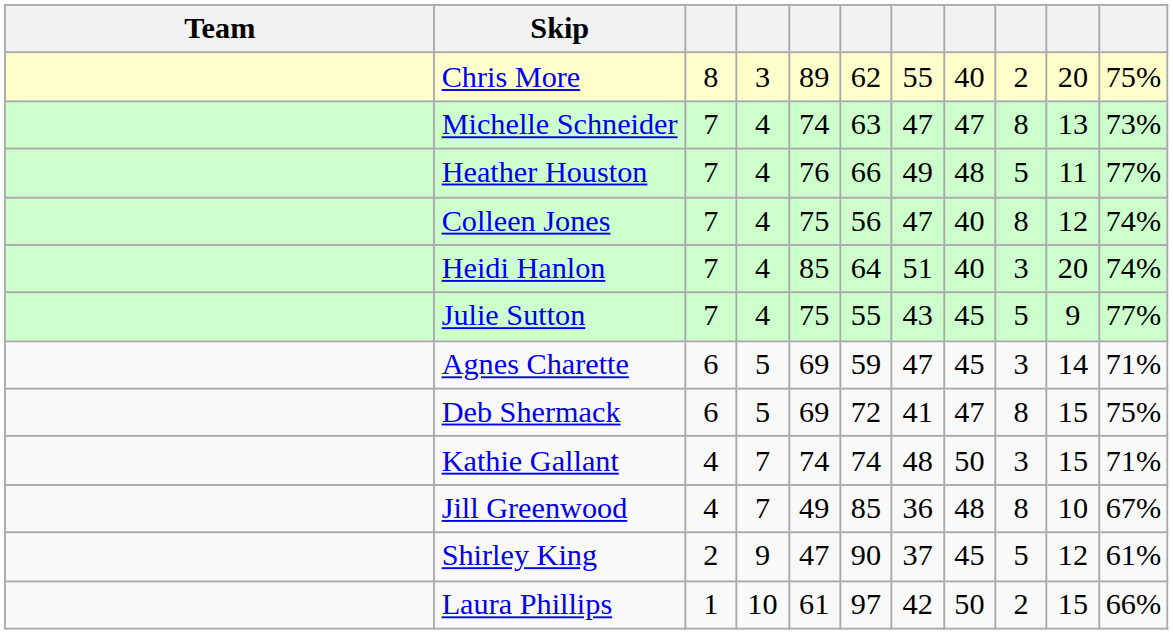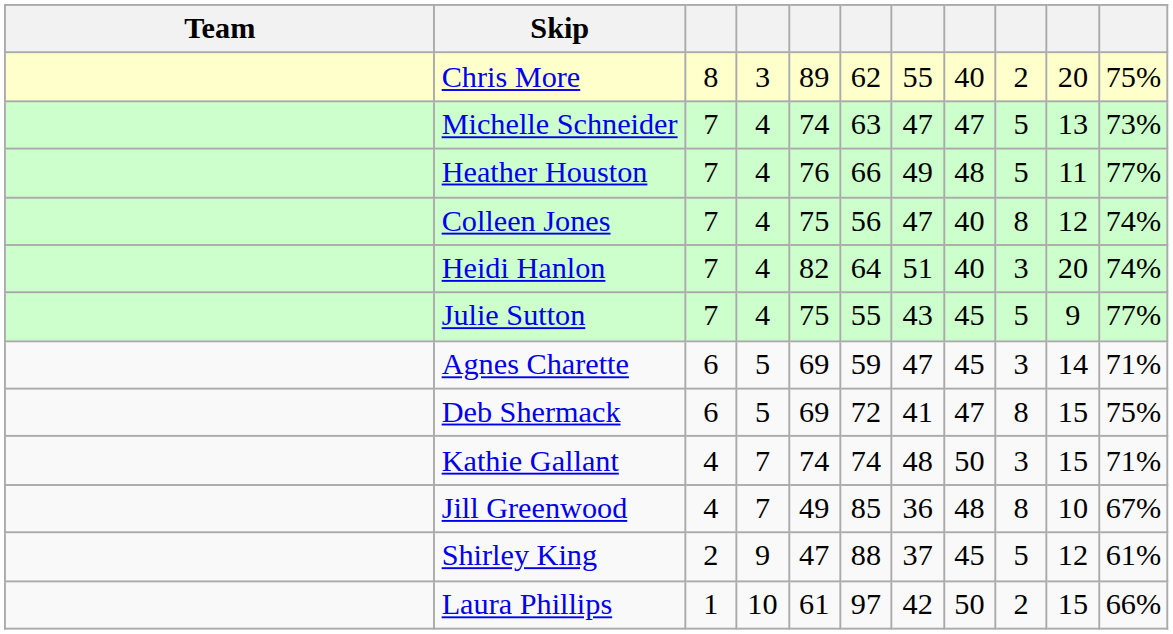(1021, 124) 8 -> (1021, 124) 5
(814, 268) 85 -> (814, 268) 82
(866, 556) 90 -> (866, 556) 88
